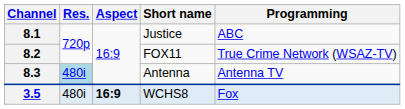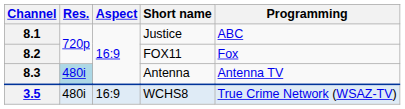(307, 53) True Crime Network (WSAZ-TV) -> (228, 53) Fox
(108, 94) bold -> (108, 94) normal
(228, 94) Fox -> (307, 94) True Crime Network (WSAZ-TV)
